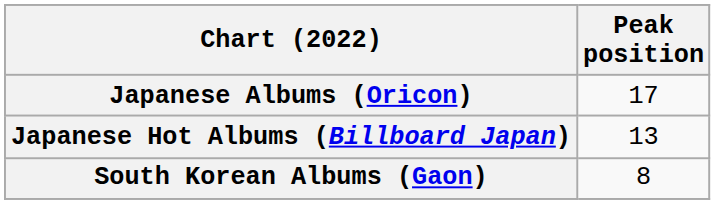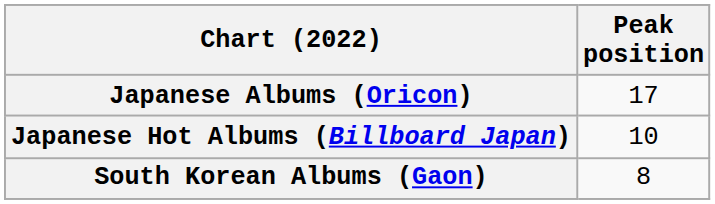(644, 137) 13 -> (644, 137) 10
